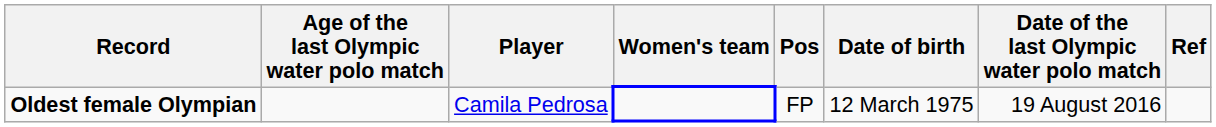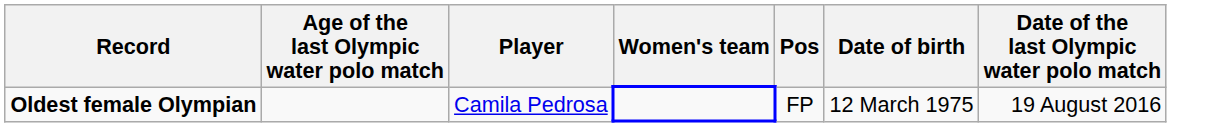- column: (1189, 46)
